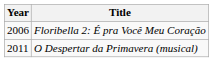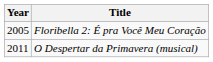(18, 30) 2006 -> (18, 30) 2005
